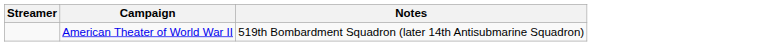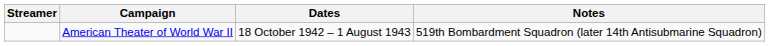+ column: (324, 13)
